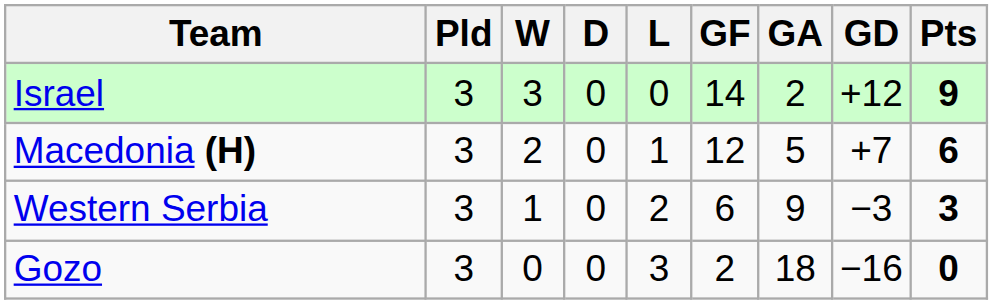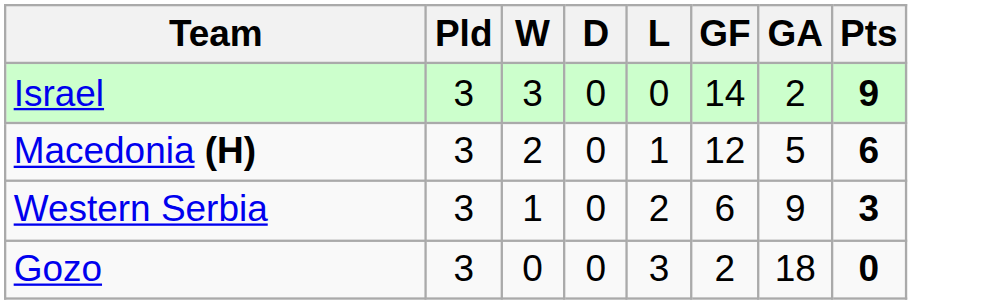- column: (871, 33)
